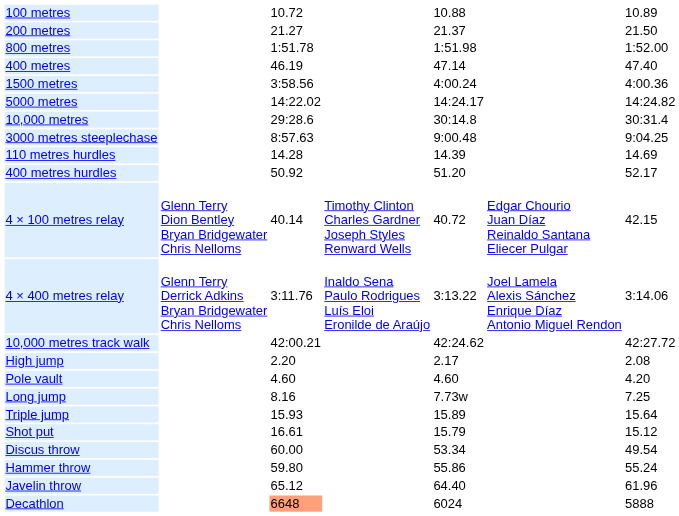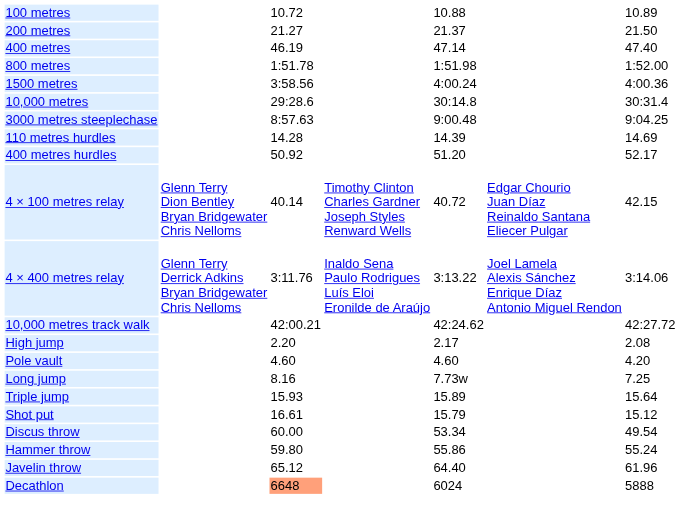rows swapped: (38, 66) <-> (38, 48)
- row: (41, 101)
